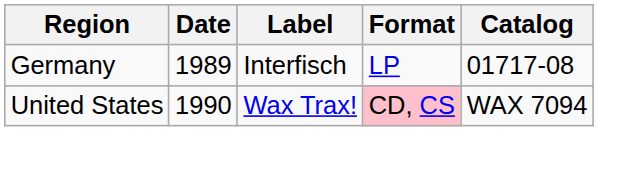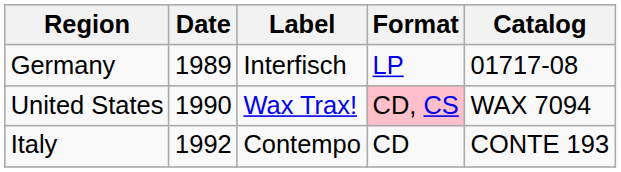+ row: (34, 145)
